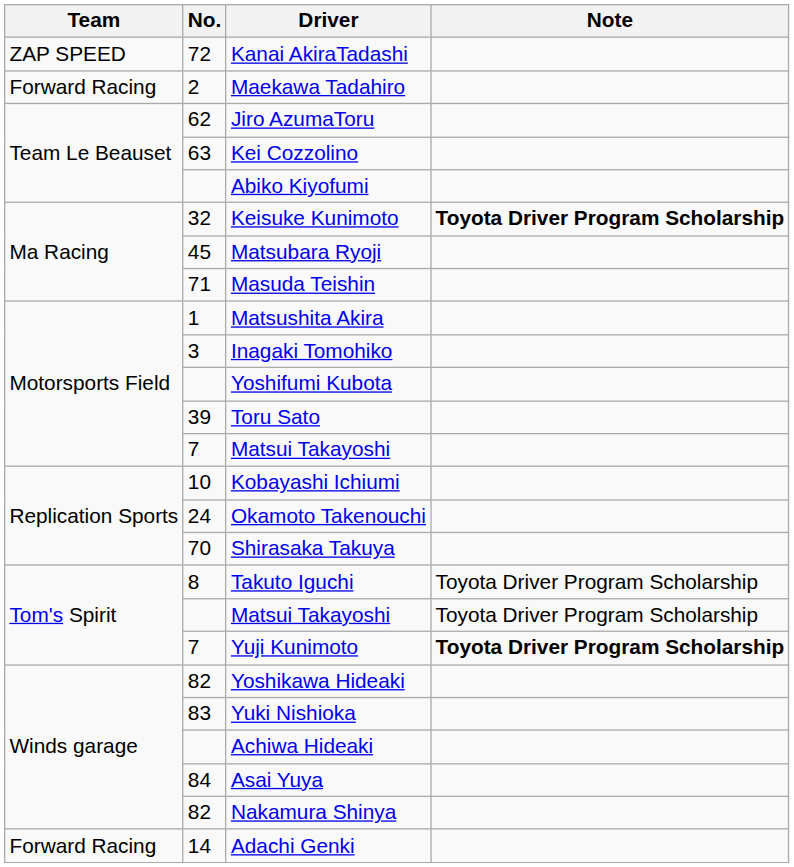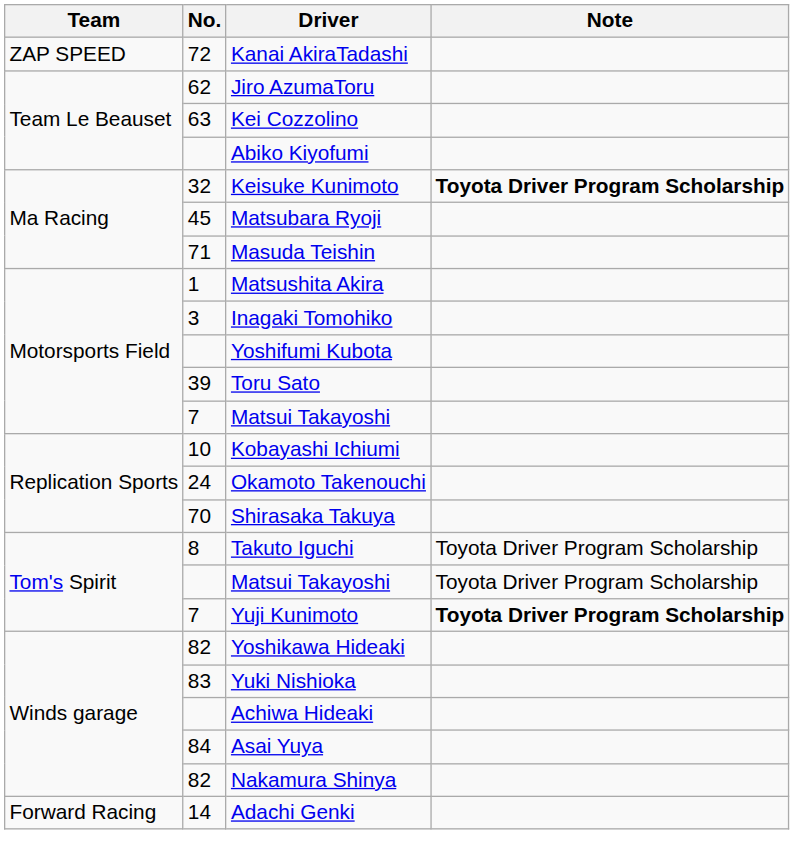- row: (194, 86)
